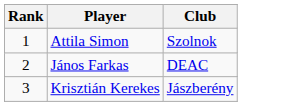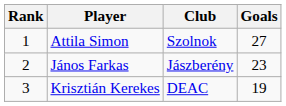+ column: (259, 16)
(187, 64) DEAC -> (200, 64) Jászberény
(200, 88) Jászberény -> (187, 88) DEAC
